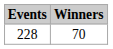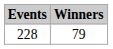(79, 34) 70 -> (79, 34) 79
